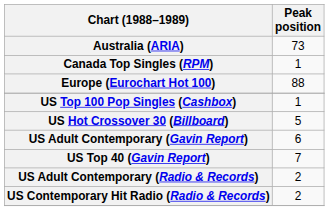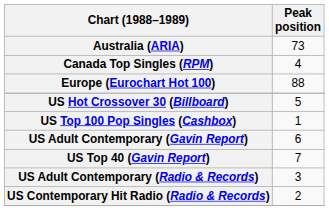(298, 64) 1 -> (298, 64) 4
rows swapped: (138, 121) <-> (138, 102)
(298, 177) 2 -> (298, 177) 3
